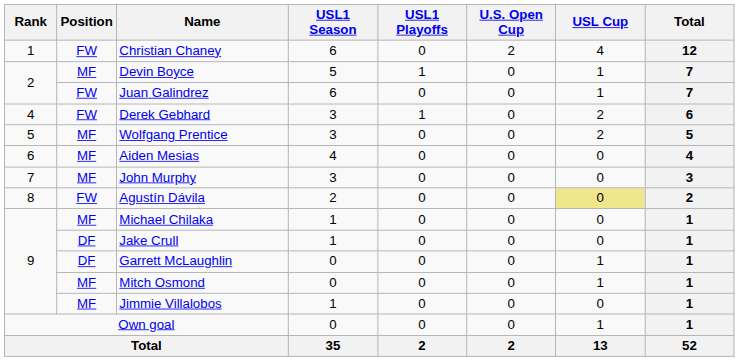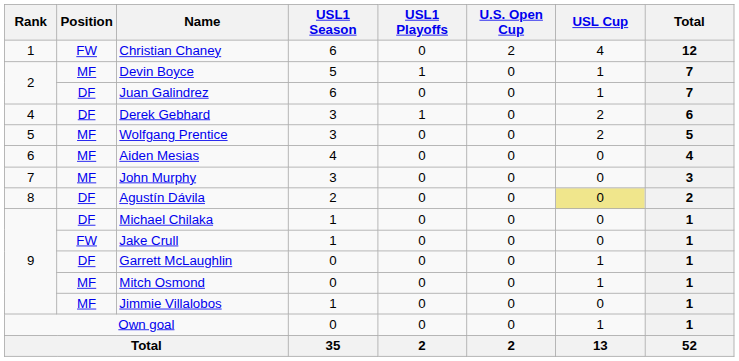(87, 93) FW -> (87, 93) DF
(87, 114) FW -> (87, 114) DF
(87, 198) FW -> (87, 198) DF
(87, 219) MF -> (87, 219) DF
(87, 240) DF -> (87, 240) FW
